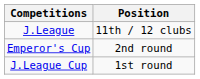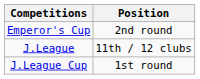rows swapped: (49, 30) <-> (49, 48)
